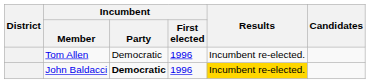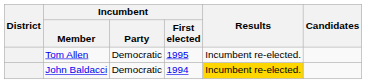(181, 54) 1996 -> (177, 54) 1995
(139, 70) bold -> (137, 70) normal
(181, 70) 1996 -> (177, 70) 1994
